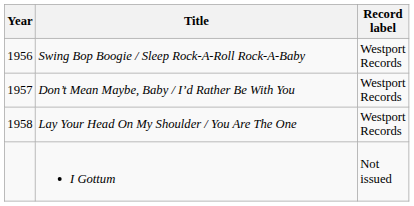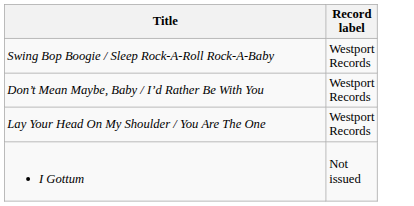- column: (20, 21)
